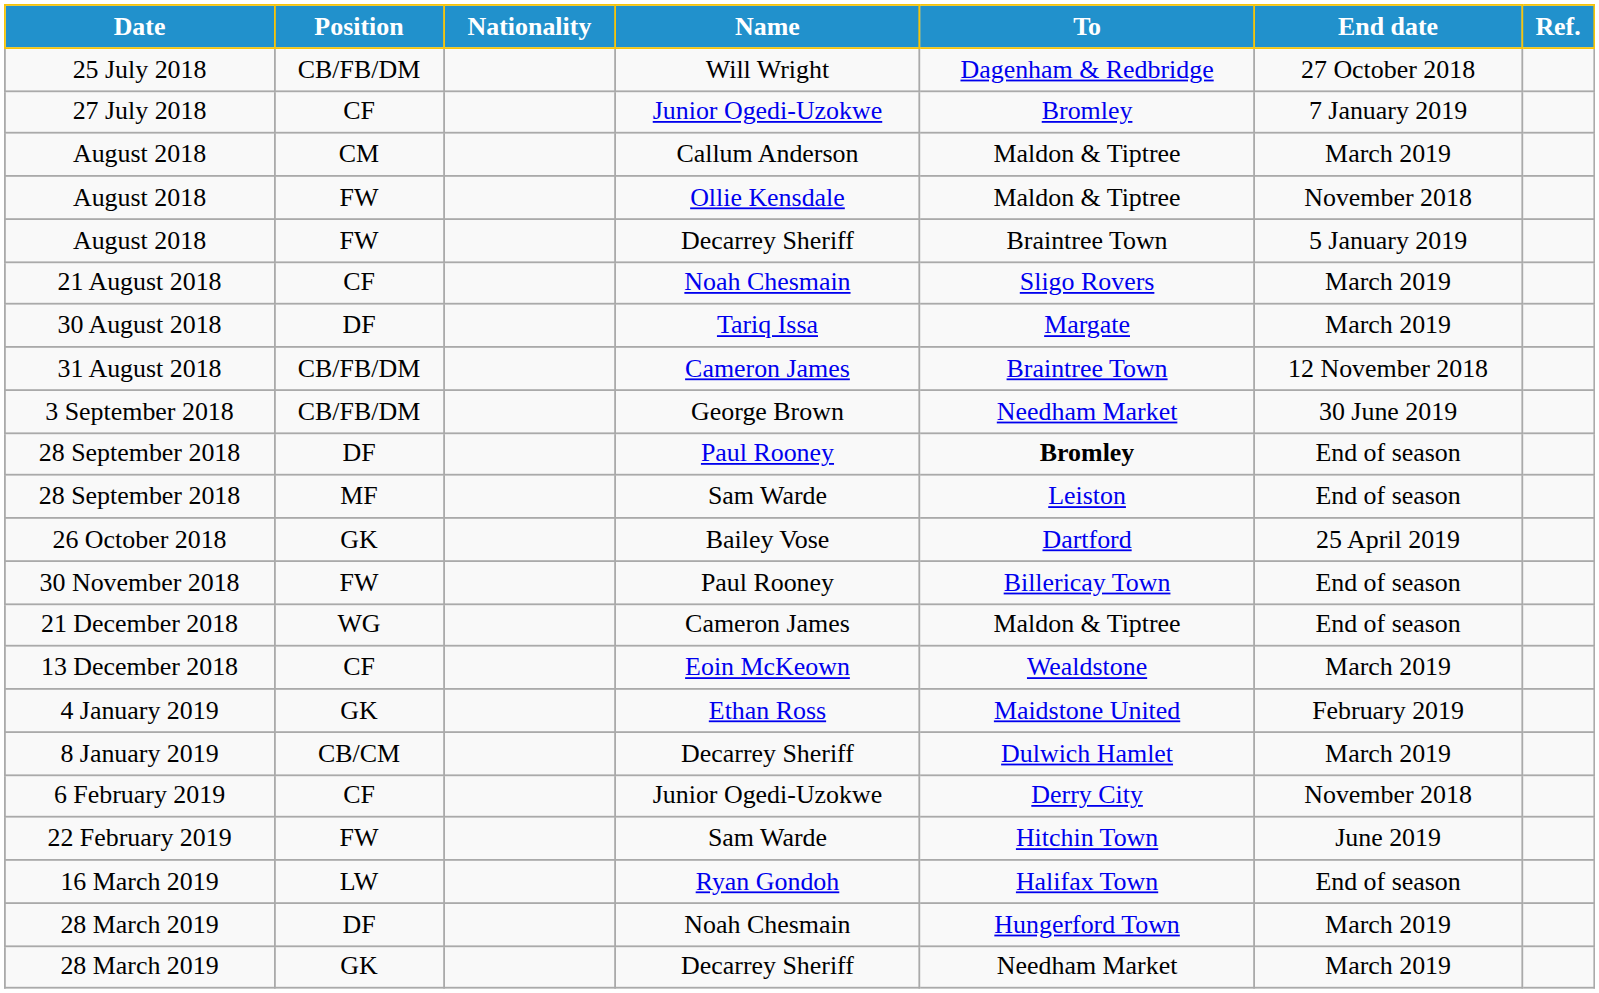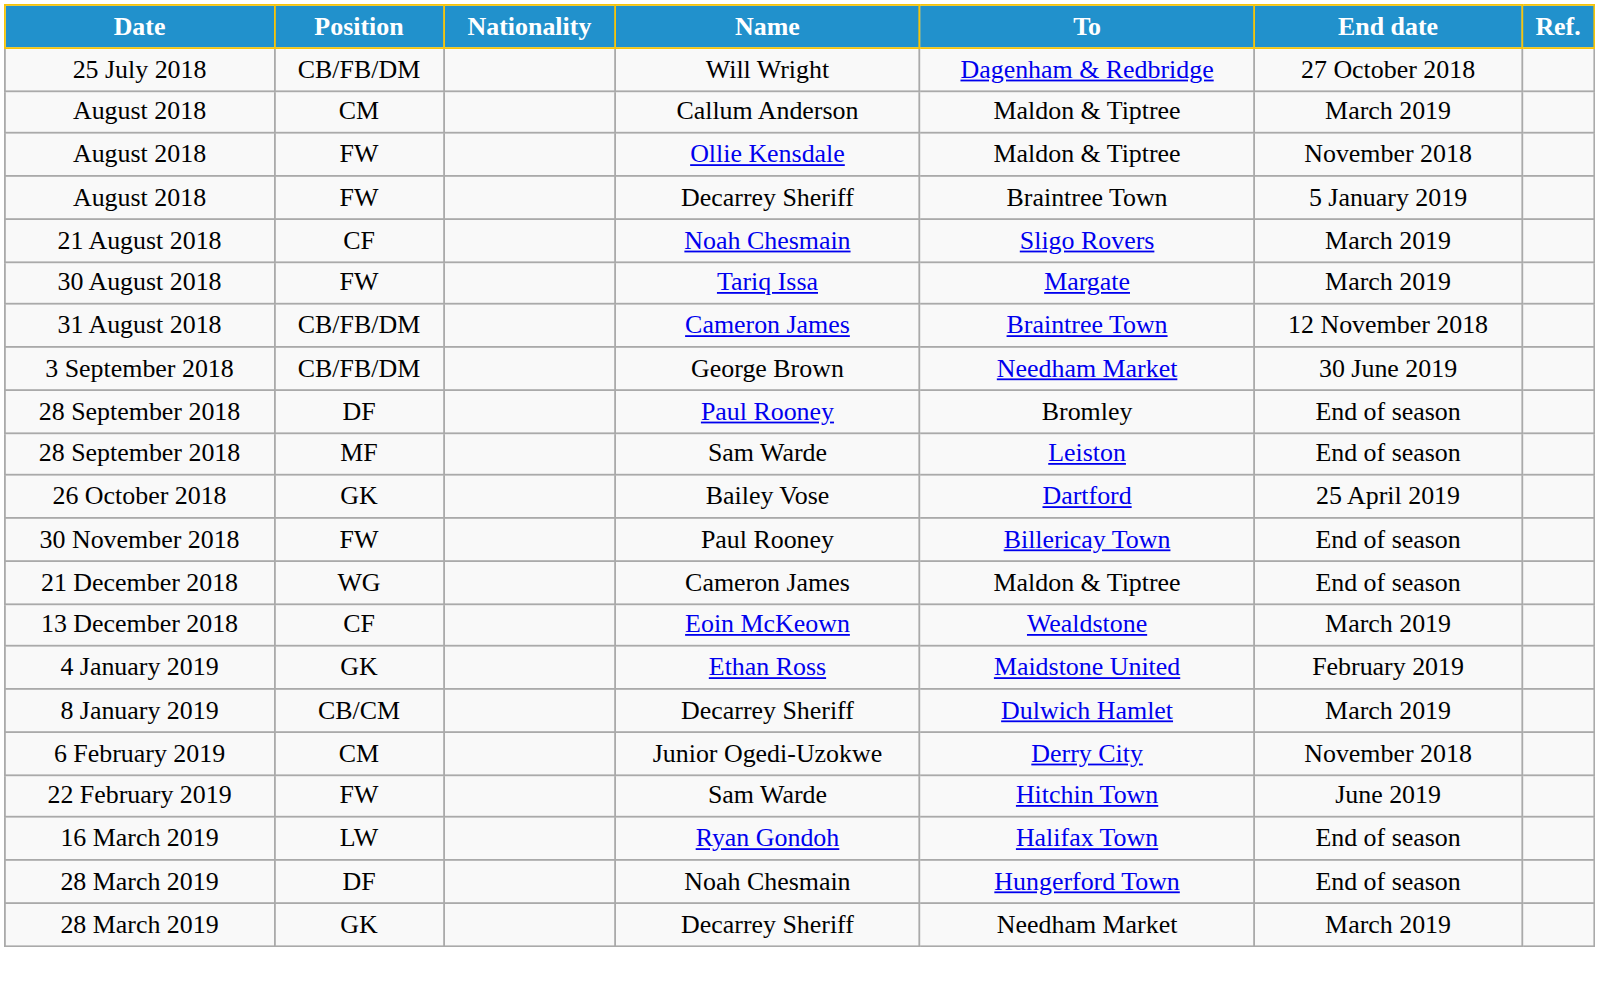- row: (140, 111)
(359, 325) DF -> (359, 282) FW
(1087, 453) bold -> (1087, 411) normal
(359, 795) CF -> (359, 753) CM
(1388, 924) March 2019 -> (1388, 881) End of season
